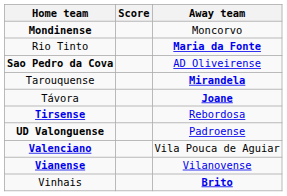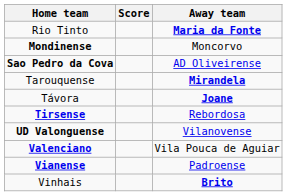rows swapped: (60, 30) <-> (60, 47)
(217, 132) Padroense -> (217, 132) Vilanovense
(217, 165) Vilanovense -> (217, 165) Padroense
